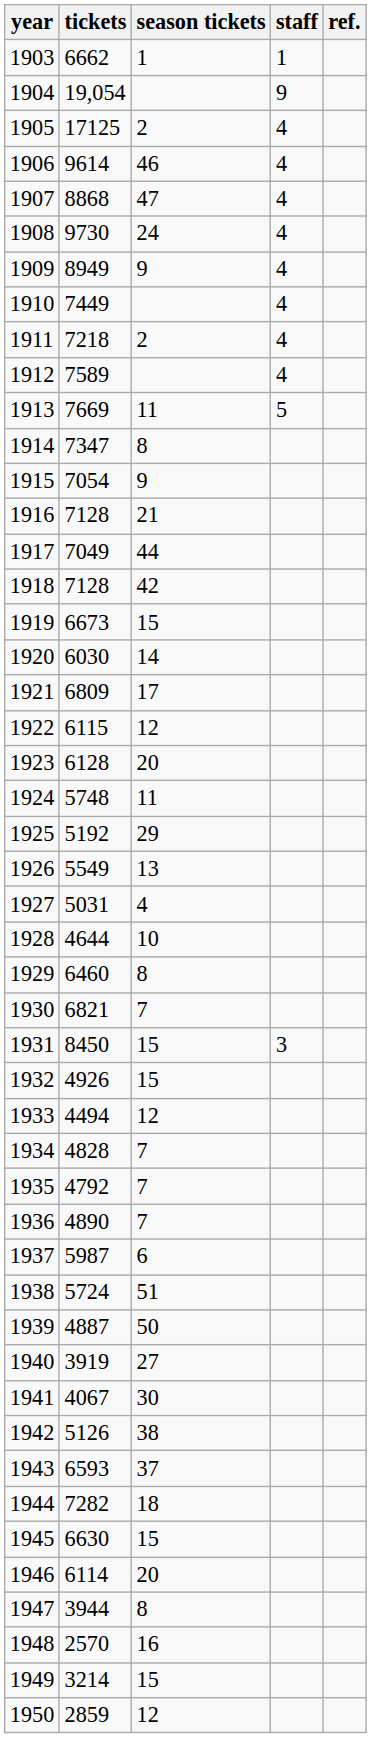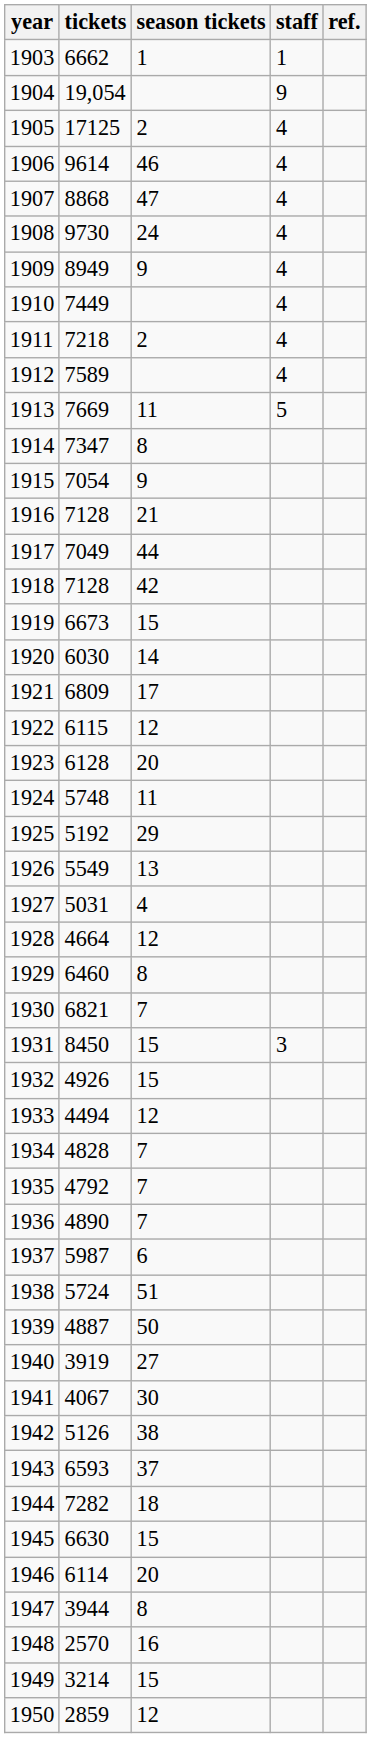(87, 939) 4644 -> (87, 939) 4664
(148, 939) 10 -> (148, 939) 12
